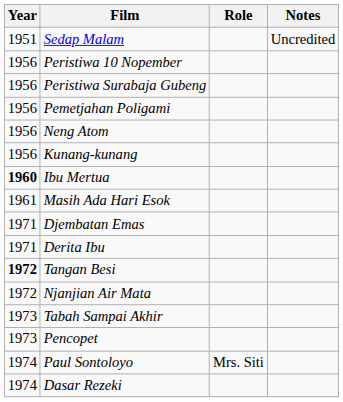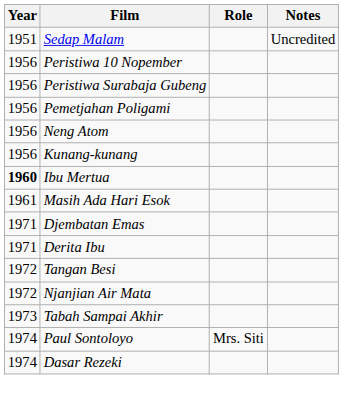(22, 270) bold -> (22, 270) normal
- row: (71, 339)
